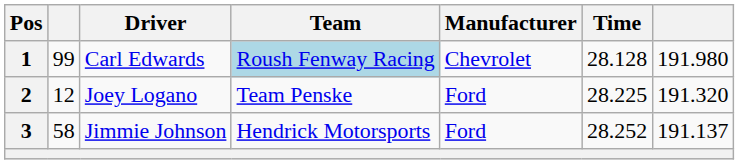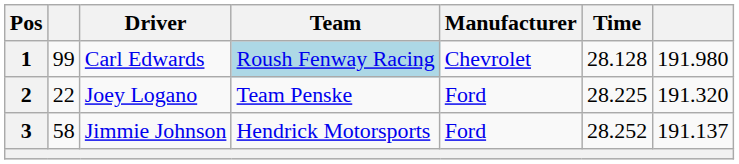(64, 94) 12 -> (64, 94) 22
